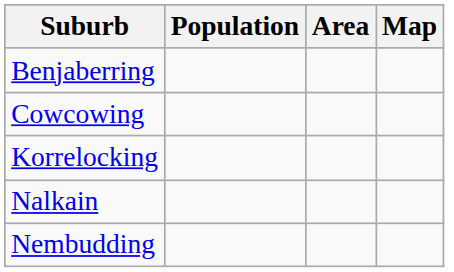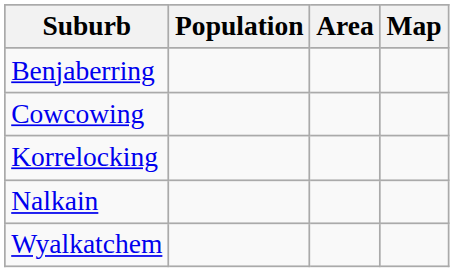- row: (83, 244)
+ row: (87, 244)
